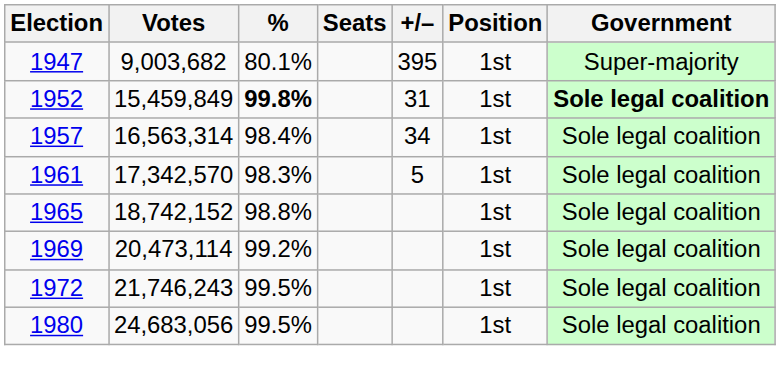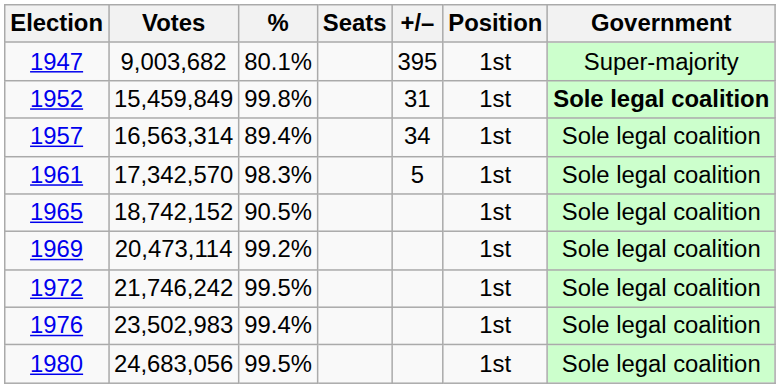(278, 99) bold -> (278, 99) normal
(278, 136) 98.4% -> (278, 136) 89.4%
(278, 212) 98.8% -> (278, 212) 90.5%
(174, 288) 21,746,243 -> (174, 288) 21,746,242
+ row: (57, 325)
